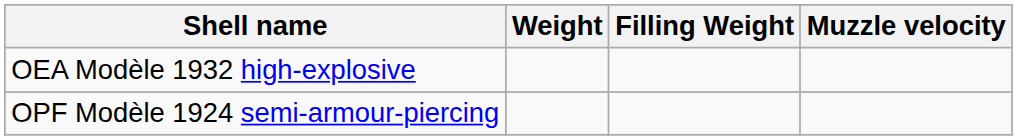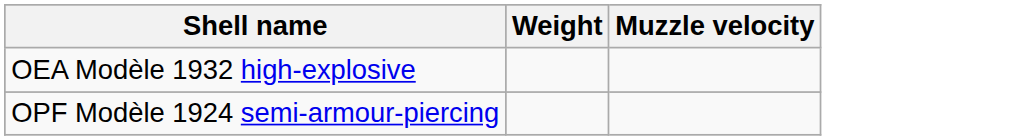- column: (705, 26)
